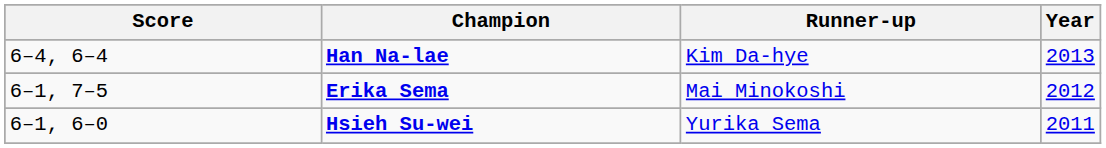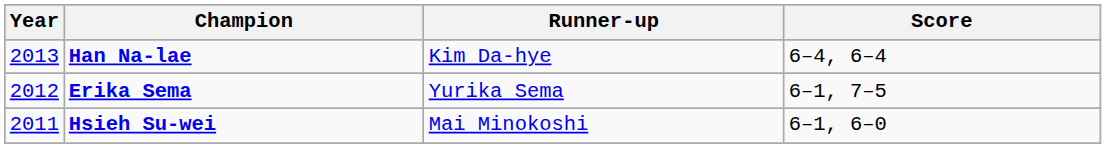columns swapped: (1070, 22) <-> (163, 22)
(766, 91) Mai Minokoshi -> (496, 91) Yurika Sema
(753, 125) Yurika Sema -> (509, 125) Mai Minokoshi
